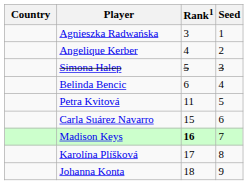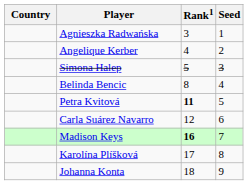(186, 85) 6 -> (186, 85) 8
(189, 102) normal -> (189, 102) bold
(189, 119) 15 -> (189, 119) 12
